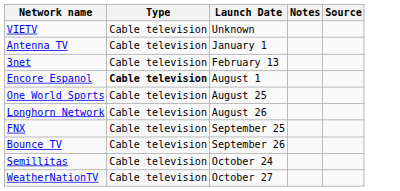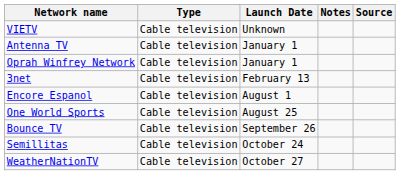+ row: (71, 62)
(158, 79) bold -> (189, 95) normal
- row: (56, 112)
- row: (16, 128)
